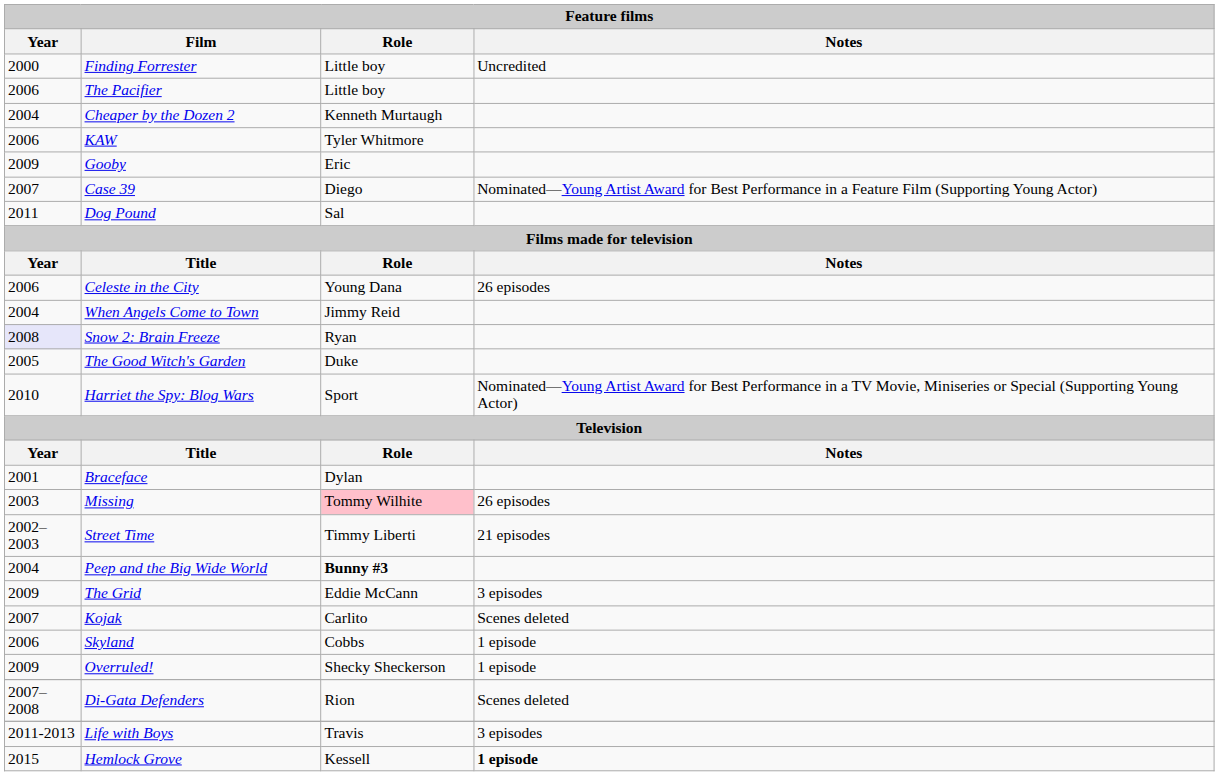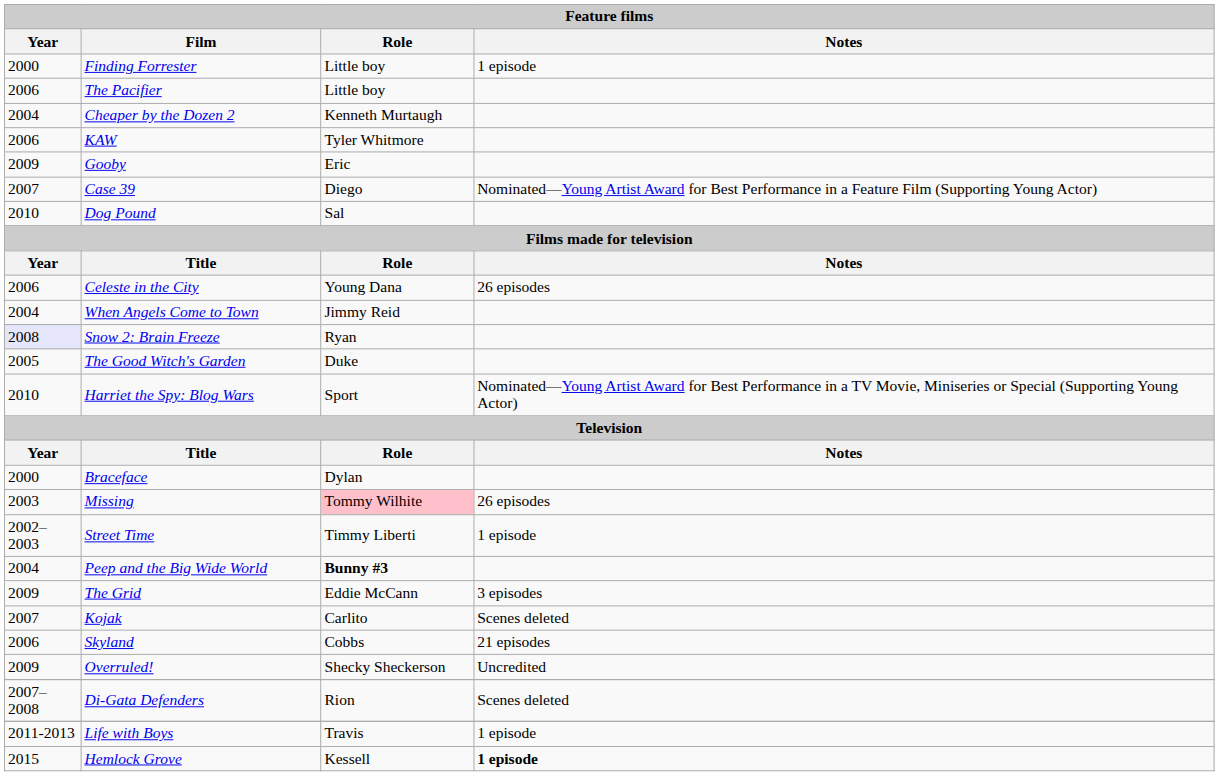(512, 66) Uncredited -> (507, 66) 1 episode
(23, 213) 2011 -> (24, 213) 2010
(24, 477) 2001 -> (24, 477) 2000
(514, 535) 21 episodes -> (507, 535) 1 episode
(507, 642) 1 episode -> (514, 642) 21 episodes
(507, 667) 1 episode -> (512, 667) Uncredited
(510, 733) 3 episodes -> (507, 733) 1 episode
